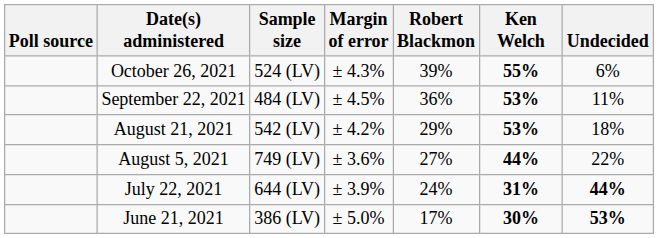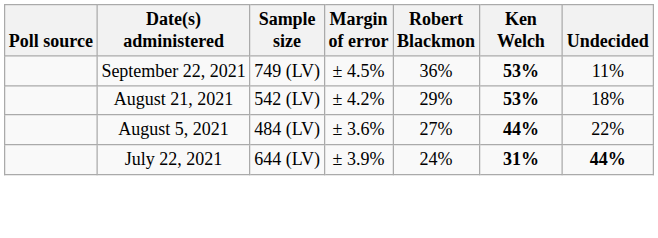- row: (174, 70)
(287, 100) 484 (LV) -> (287, 70) 749 (LV)
(287, 159) 749 (LV) -> (287, 130) 484 (LV)
- row: (174, 219)
